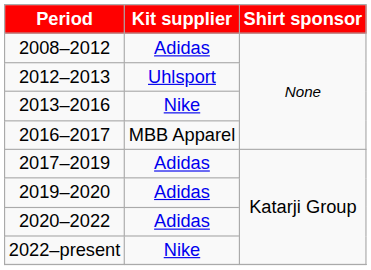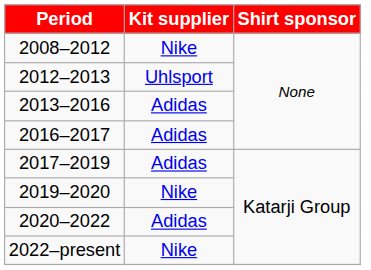(182, 47) Adidas -> (179, 47) Nike
(182, 105) Nike -> (179, 105) Adidas
(182, 134) MBB Apparel -> (179, 134) Adidas
(182, 192) Adidas -> (179, 192) Nike
